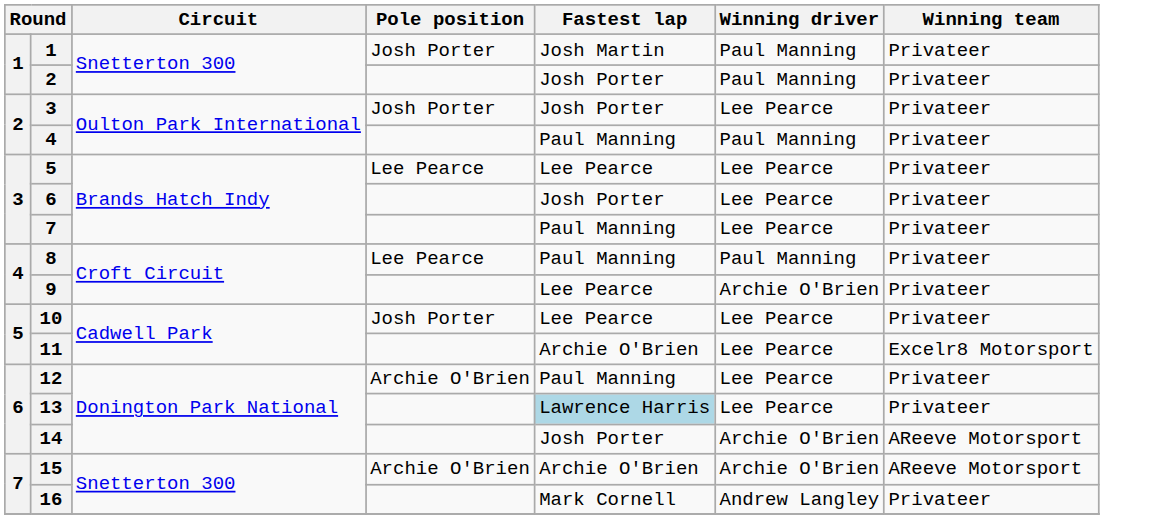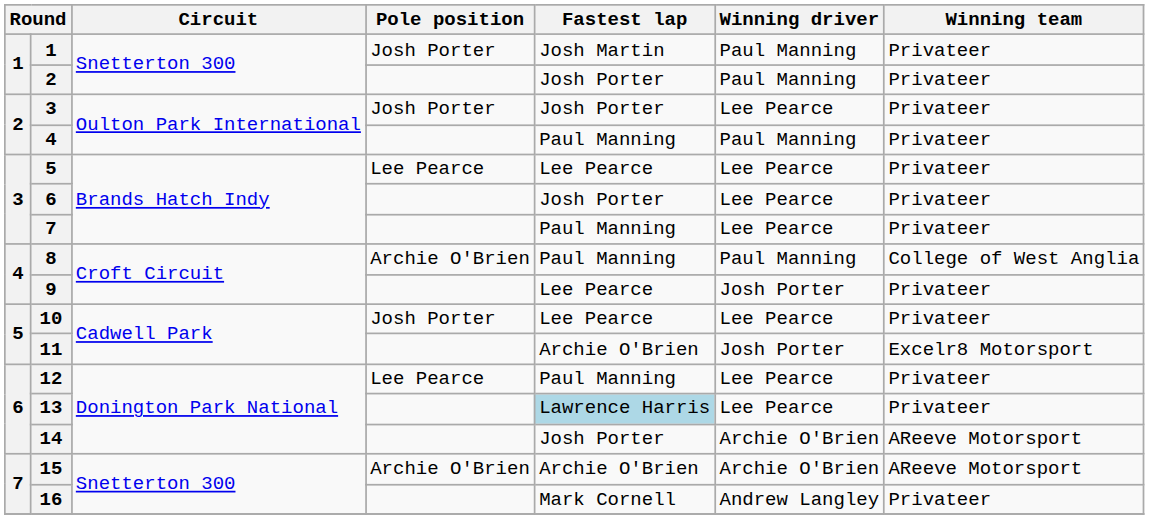(427, 259) Lee Pearce -> (450, 259) Archie O'Brien
(940, 259) Privateer -> (1014, 259) College of West Anglia
(799, 289) Archie O'Brien -> (782, 289) Josh Porter
(777, 349) Lee Pearce -> (782, 349) Josh Porter
(450, 379) Archie O'Brien -> (427, 379) Lee Pearce
